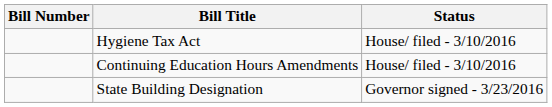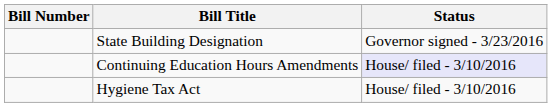rows swapped: (148, 41) <-> (180, 89)
(440, 65) no background -> (440, 65) lavender background
